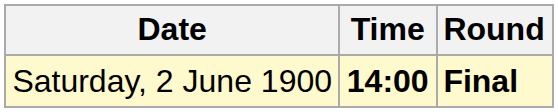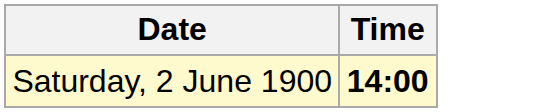- column: (494, 29)
